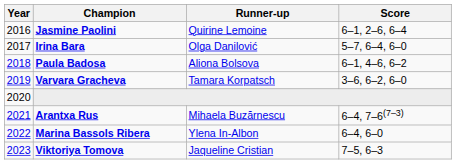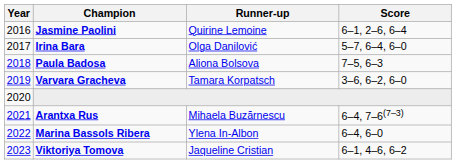(374, 64) 6–1, 4–6, 6–2 -> (362, 64) 7–5, 6–3
(362, 151) 7–5, 6–3 -> (374, 151) 6–1, 4–6, 6–2
